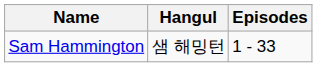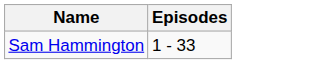- column: (188, 17)
